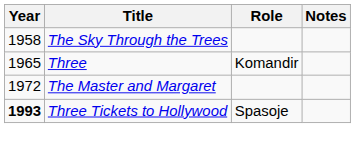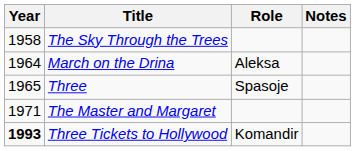+ row: (111, 63)
(267, 63) Komandir -> (262, 87) Spasoje
(24, 87) 1972 -> (24, 110) 1971
(262, 110) Spasoje -> (267, 134) Komandir
